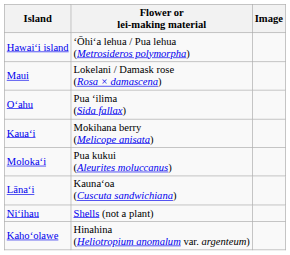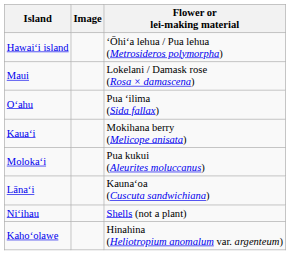columns swapped: (162, 18) <-> (269, 18)
